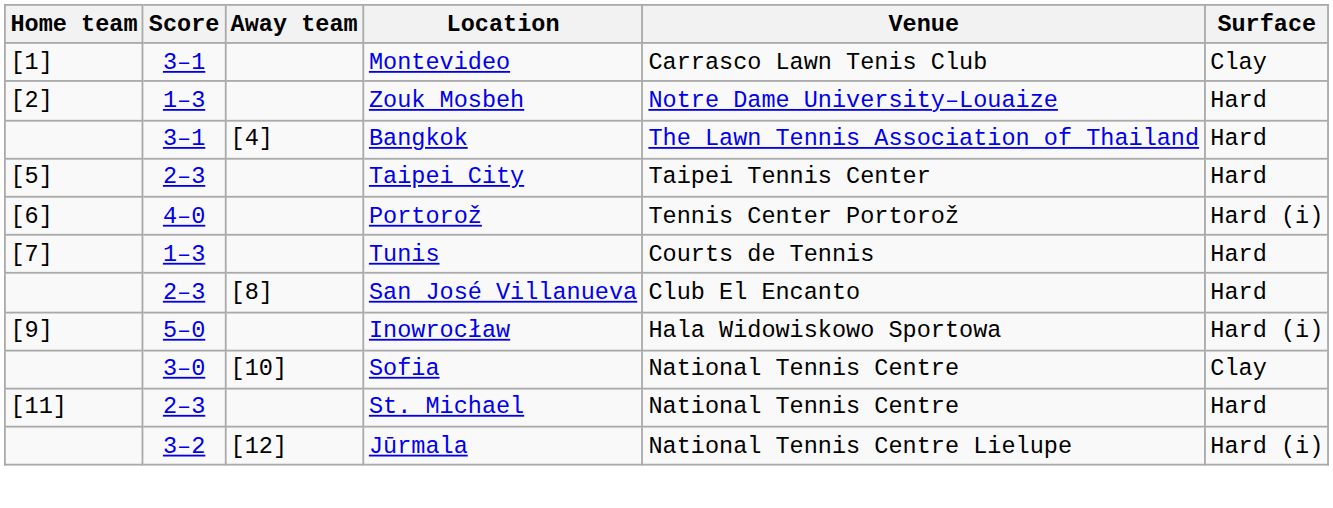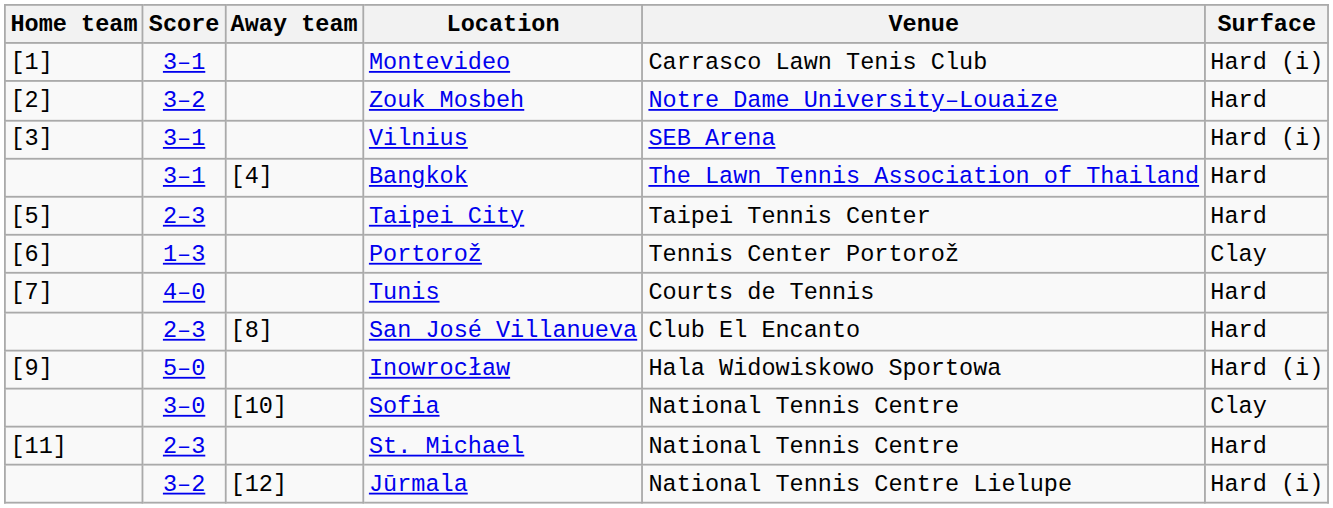(1239, 62) Clay -> (1267, 62) Hard (i)
(184, 101) 1–3 -> (184, 101) 3–2
+ row: (418, 139)
(184, 216) 4–0 -> (184, 254) 1–3
(1267, 216) Hard (i) -> (1239, 254) Clay
(184, 254) 1–3 -> (184, 293) 4–0
